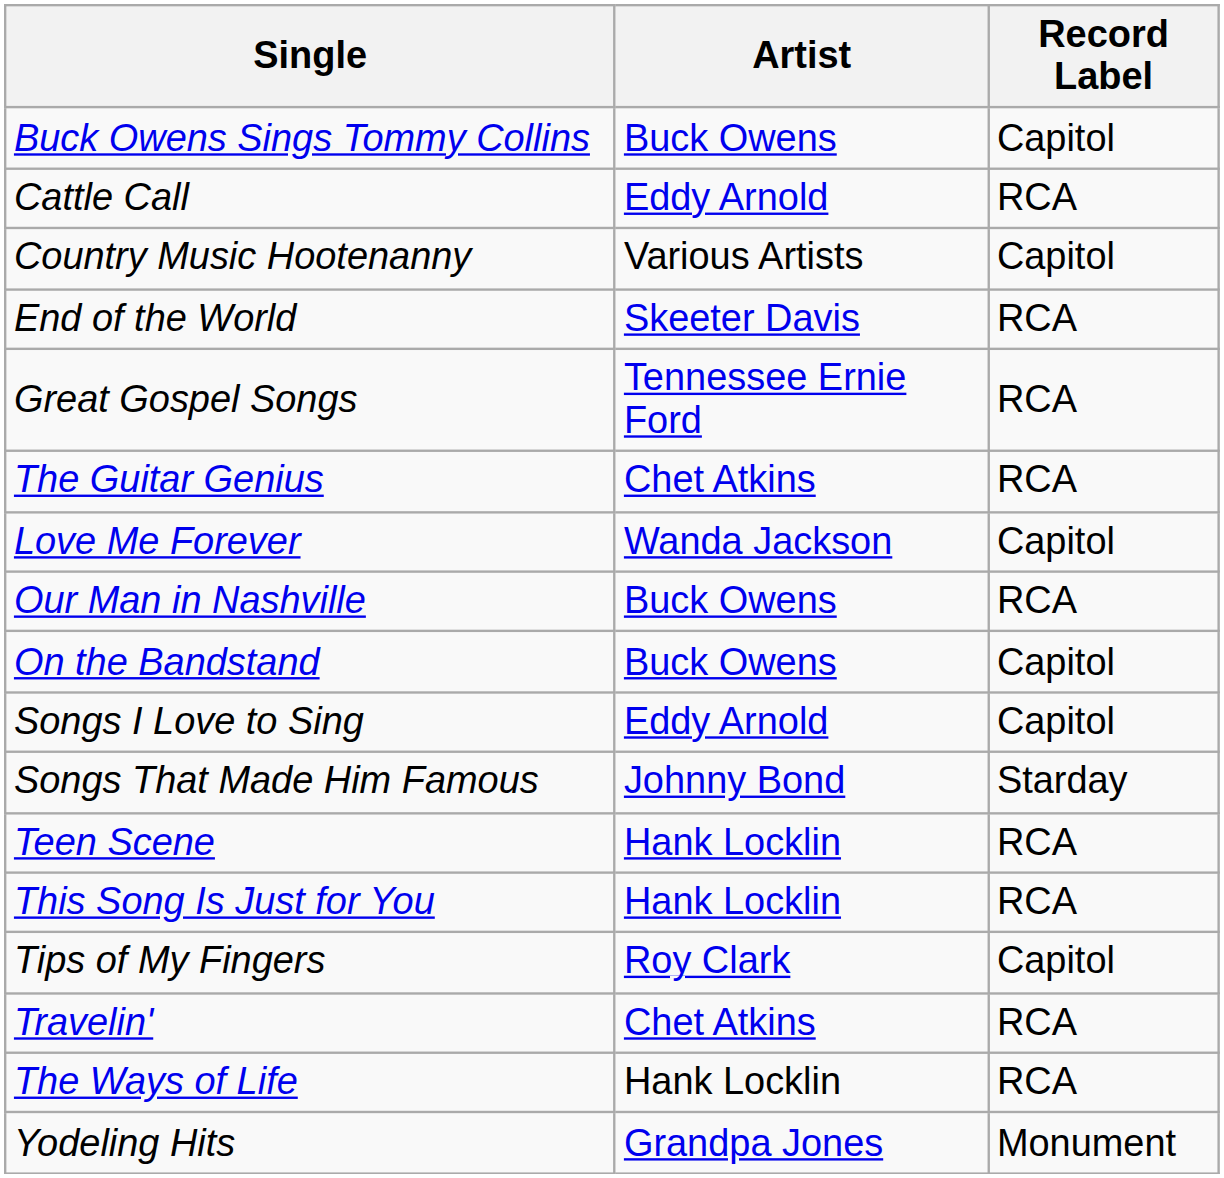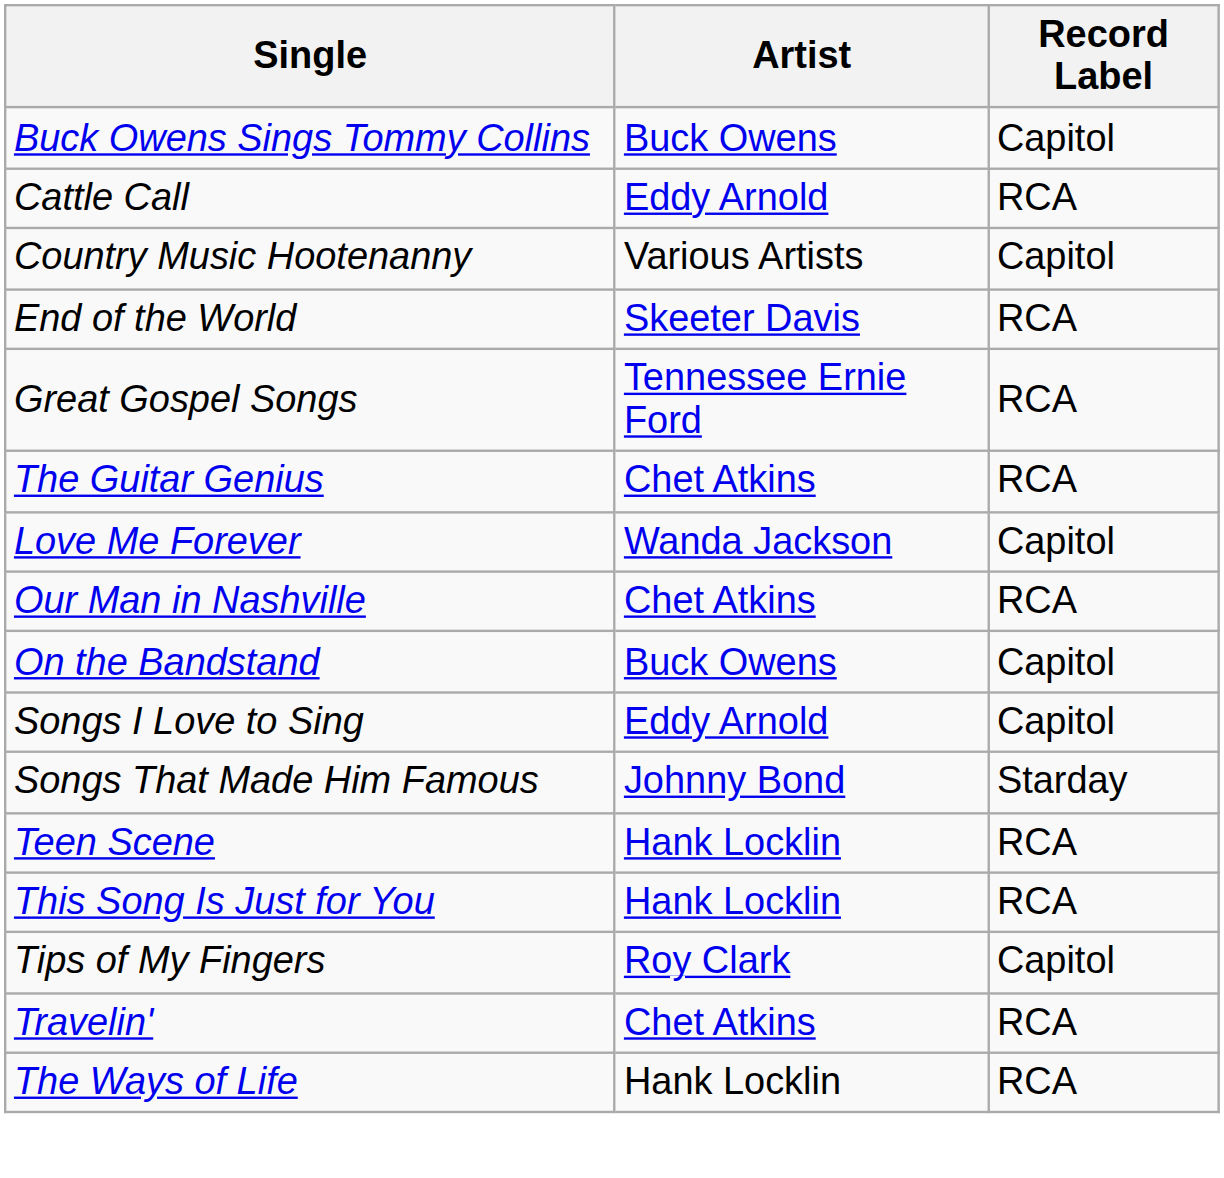(730, 600) Buck Owens -> (720, 600) Chet Atkins
- row: (125, 1142)
